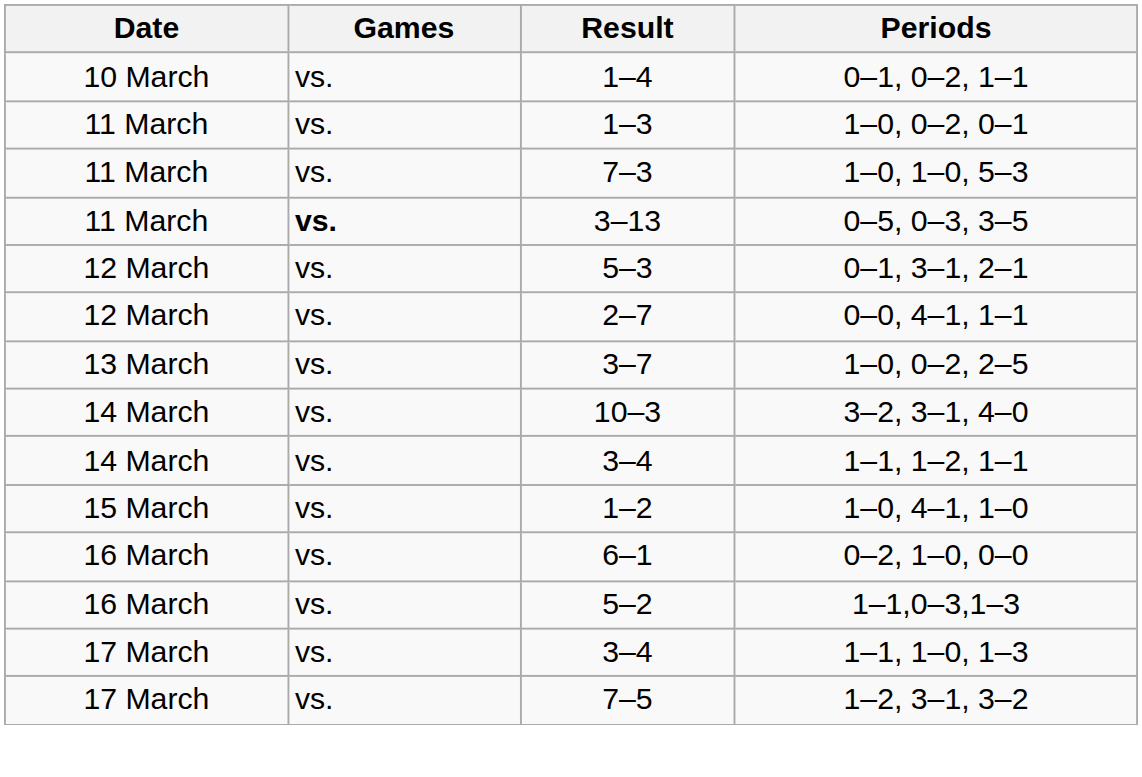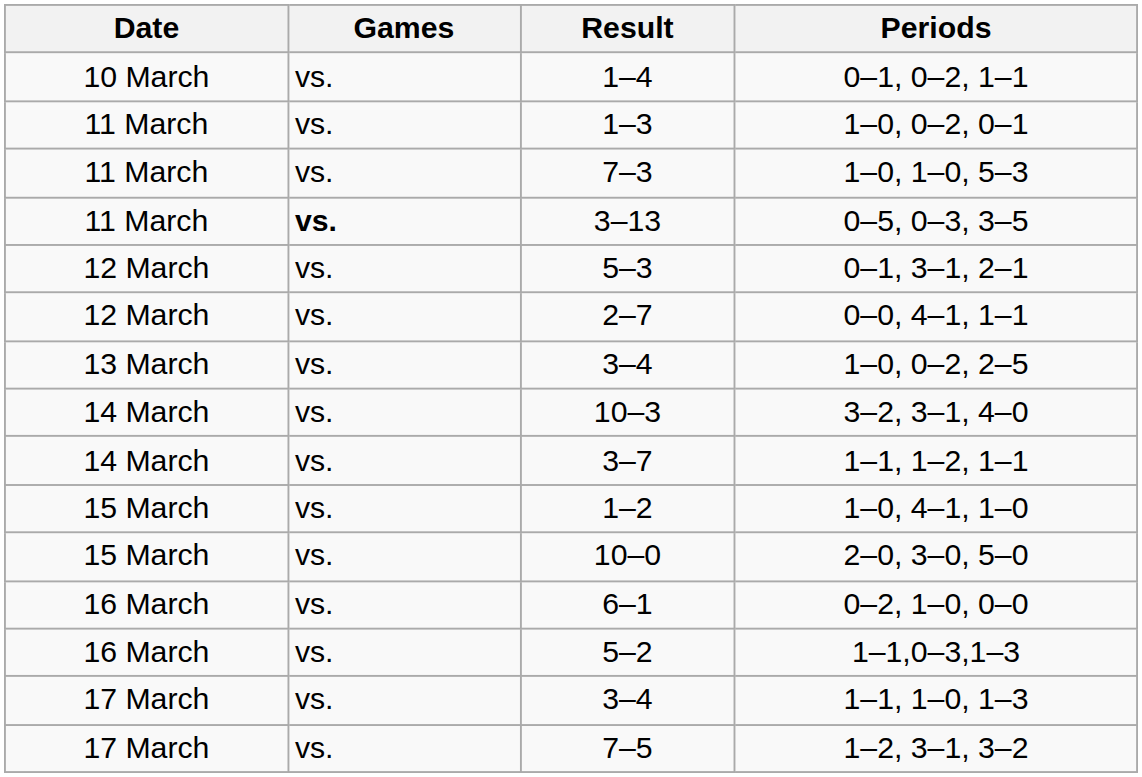(627, 364) 3–7 -> (627, 364) 3–4
(627, 460) 3–4 -> (627, 460) 3–7
+ row: (936, 556)
